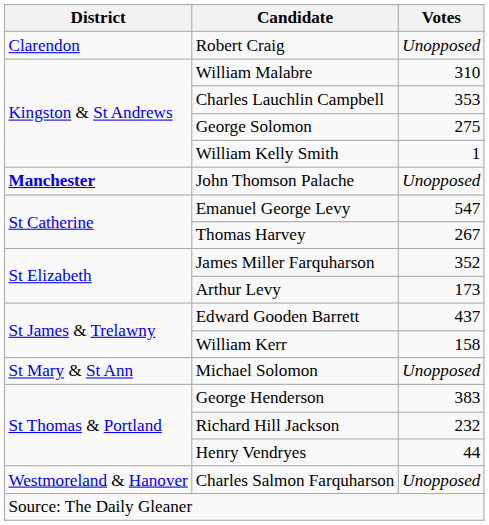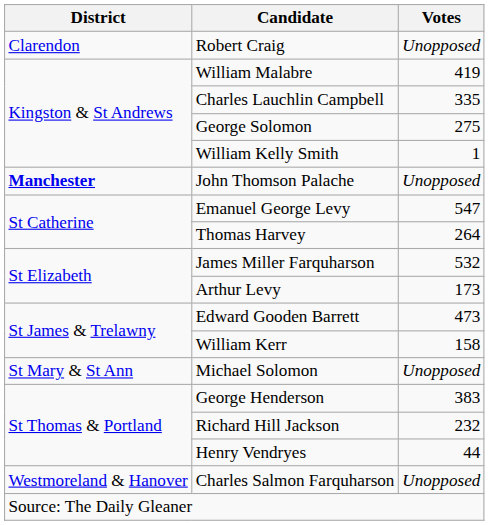(467, 72) 310 -> (467, 72) 419
(467, 99) 353 -> (467, 99) 335
(467, 235) 267 -> (467, 235) 264
(467, 262) 352 -> (467, 262) 532
(467, 316) 437 -> (467, 316) 473
